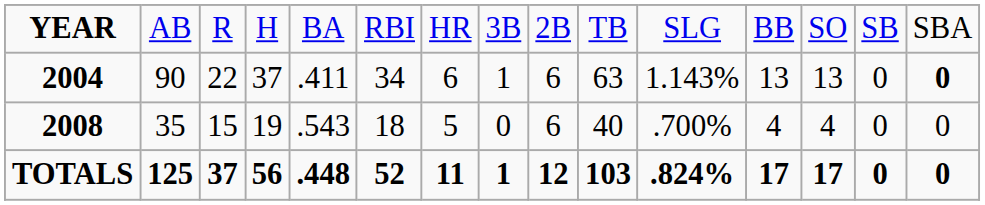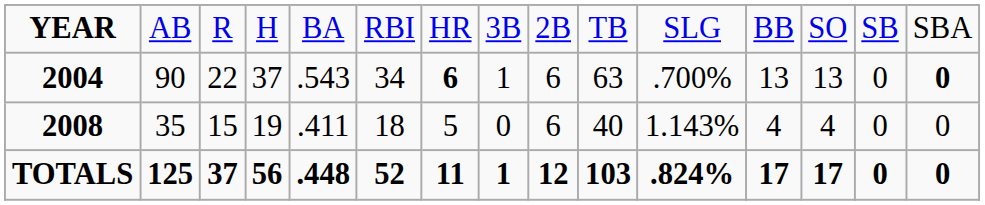(323, 77) .411 -> (323, 77) .543
(450, 77) normal -> (450, 77) bold
(692, 77) 1.143% -> (692, 77) .700%
(323, 125) .543 -> (323, 125) .411
(692, 125) .700% -> (692, 125) 1.143%
